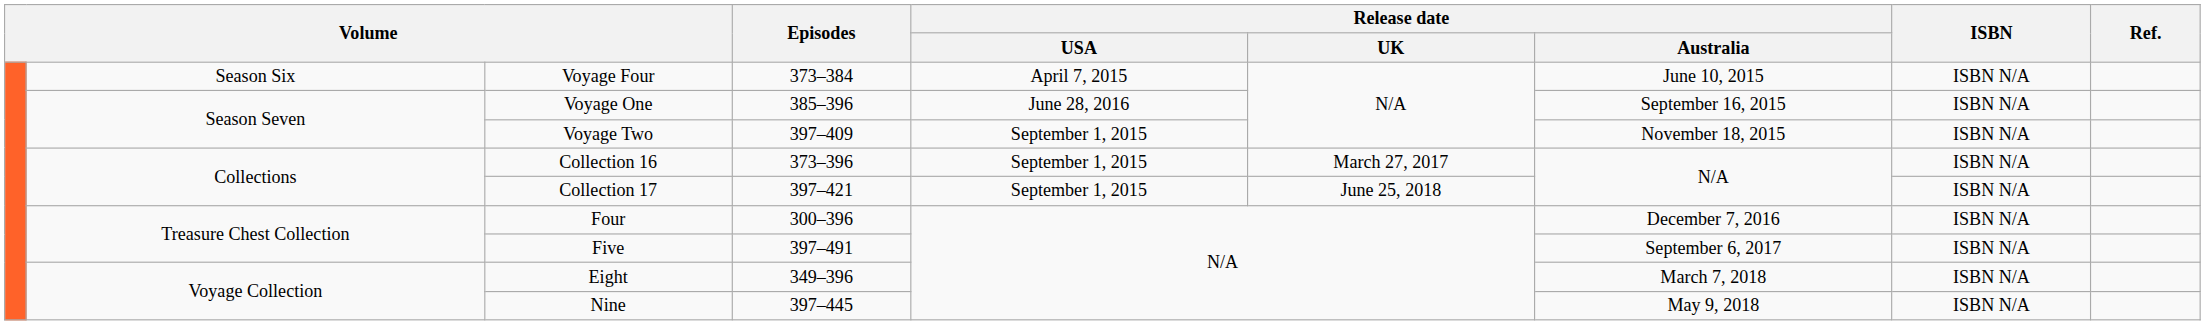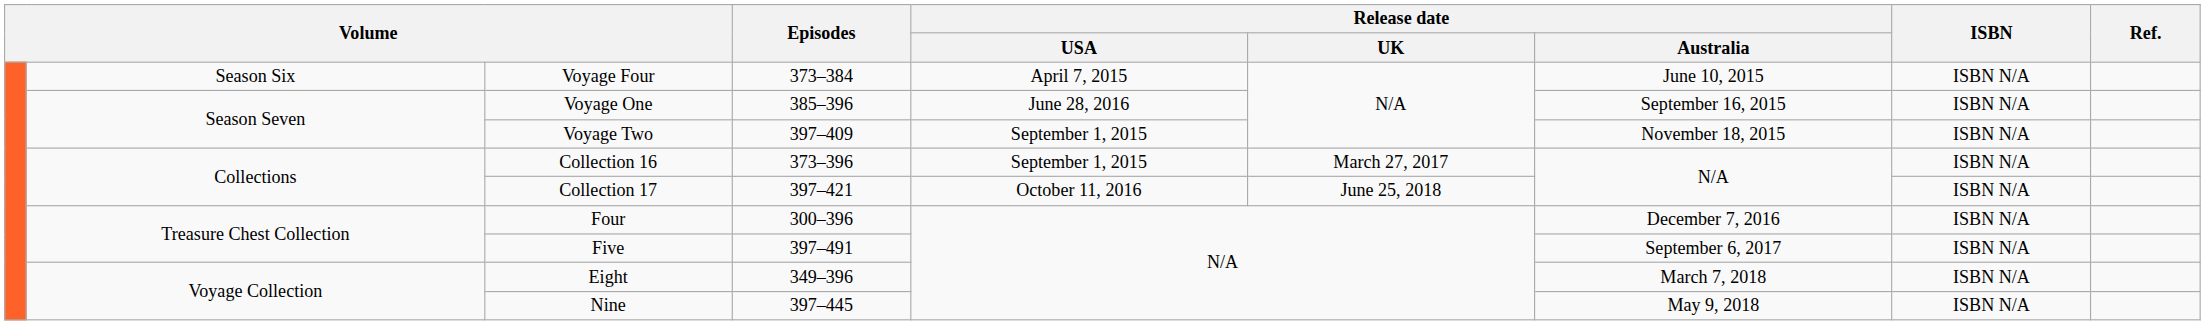(1079, 190) September 1, 2015 -> (1079, 190) October 11, 2016
